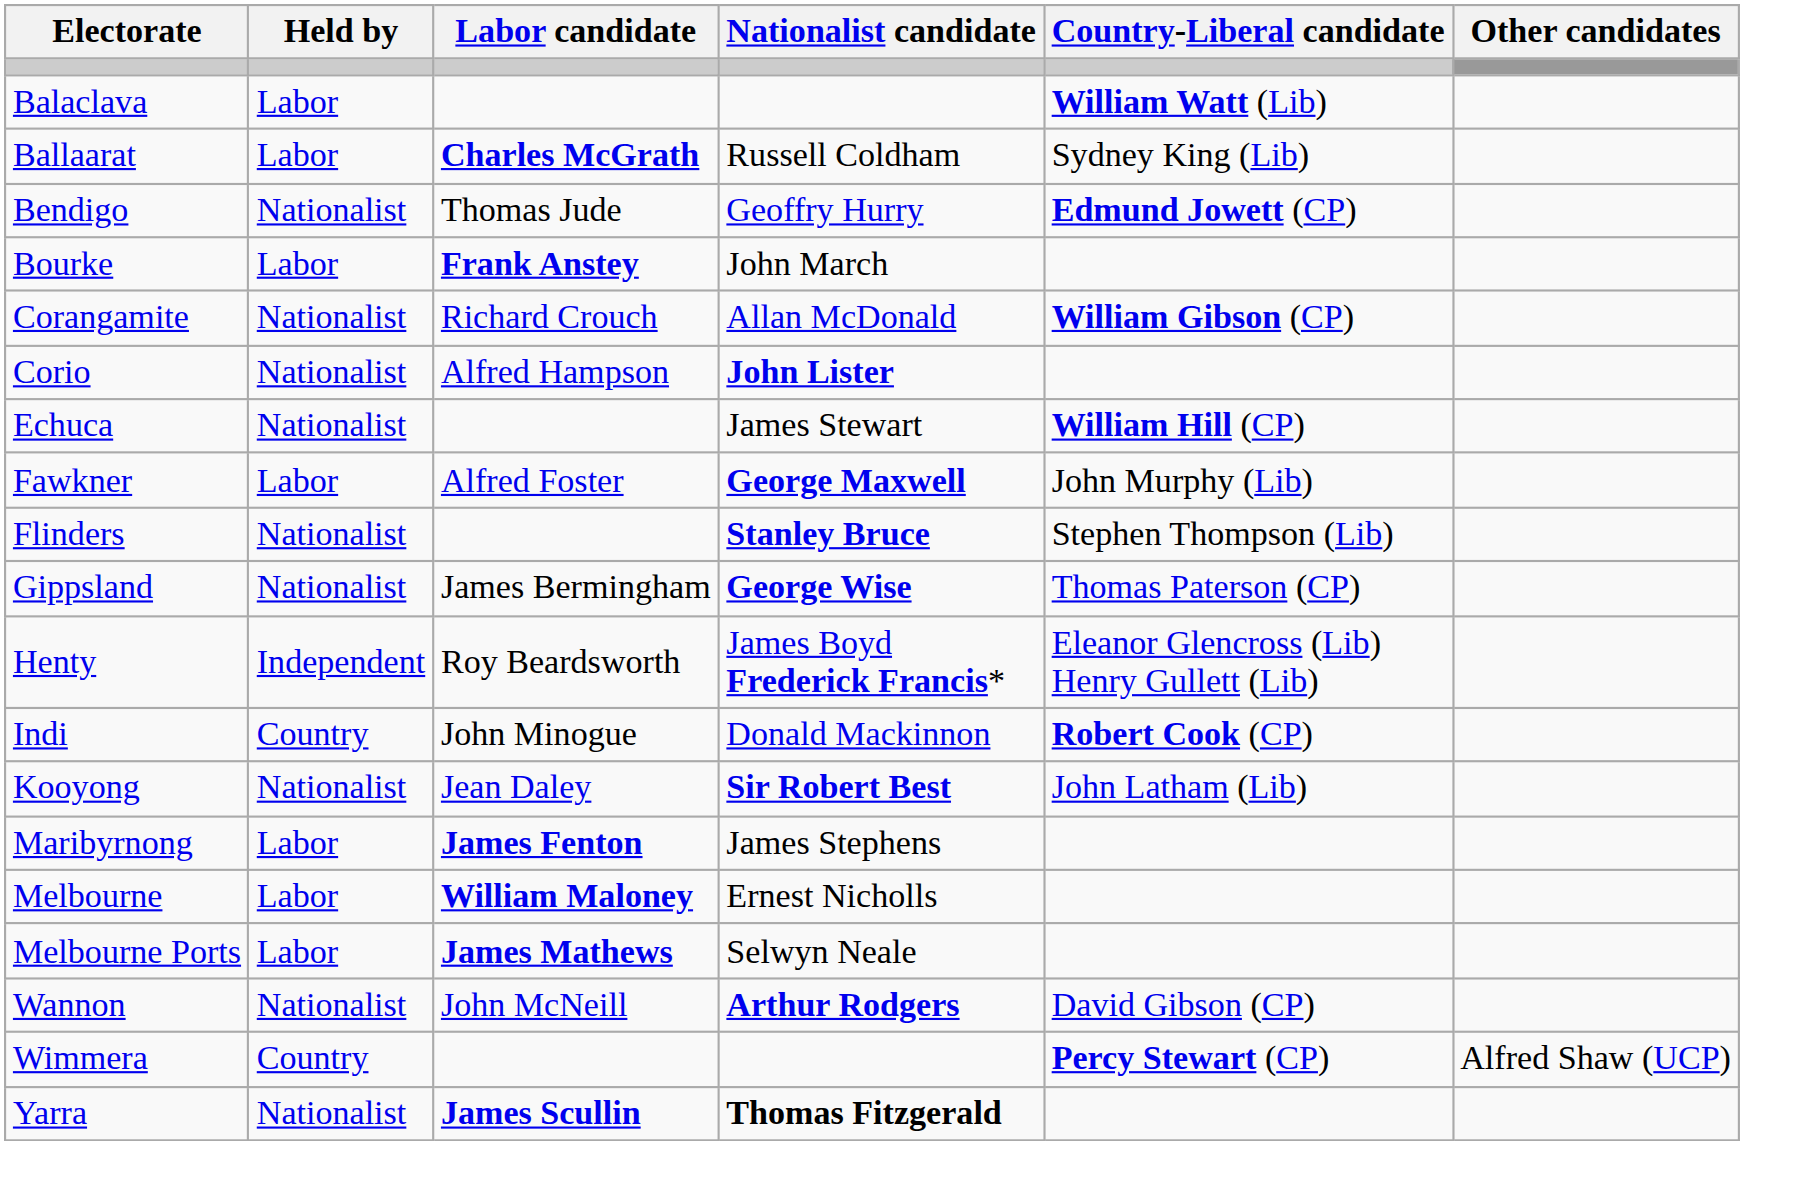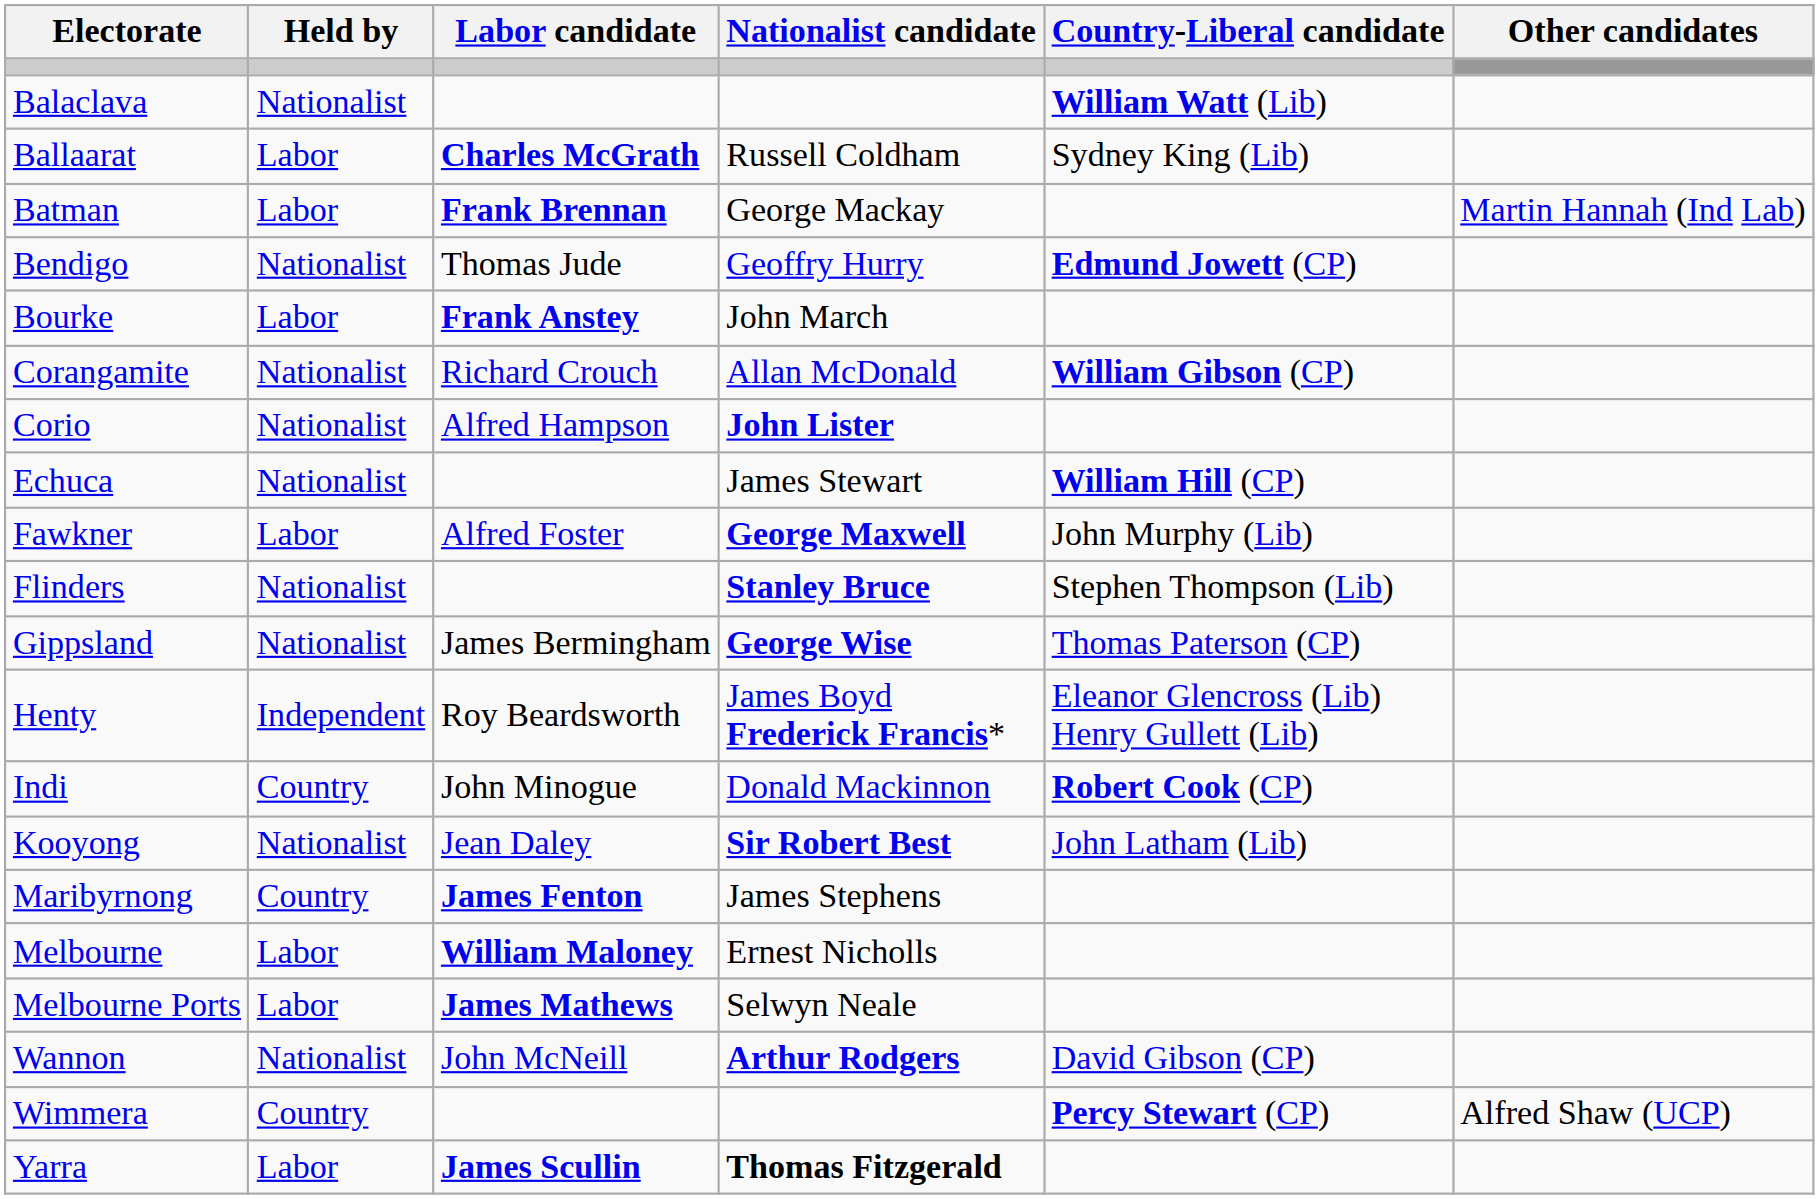(297, 101) Labor -> (332, 101) Nationalist
+ row: (66, 209)
(297, 842) Labor -> (313, 896) Country
(332, 1112) Nationalist -> (297, 1166) Labor
